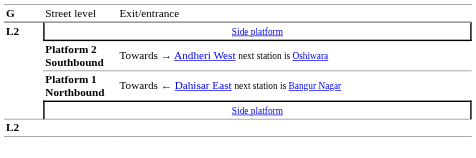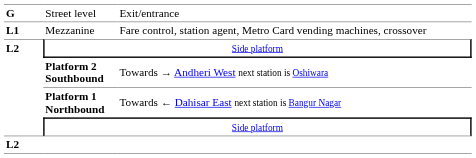+ row: (70, 30)
